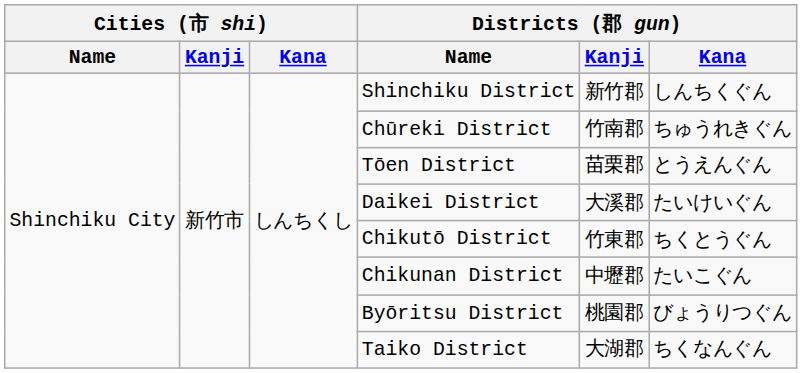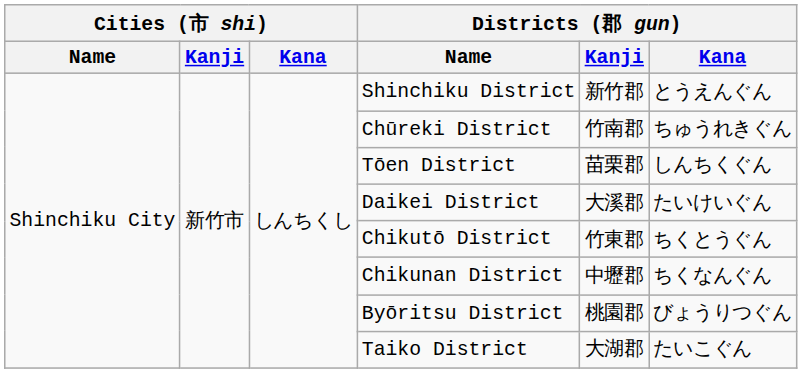(713, 93) しんちくぐん -> (713, 93) とうえんぐん
(713, 166) とうえんぐん -> (713, 166) しんちくぐん
(703, 277) たいこぐん -> (713, 277) ちくなんぐん
(713, 350) ちくなんぐん -> (703, 350) たいこぐん
